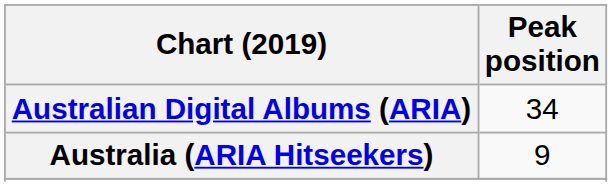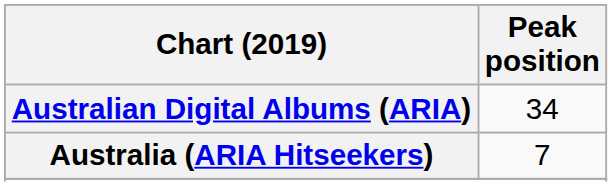(542, 155) 9 -> (542, 155) 7
